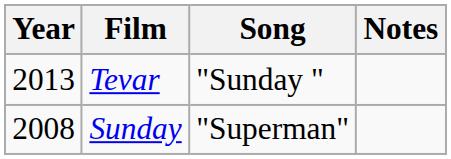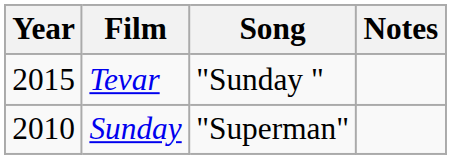(44, 79) 2013 -> (44, 79) 2015
(44, 128) 2008 -> (44, 128) 2010
